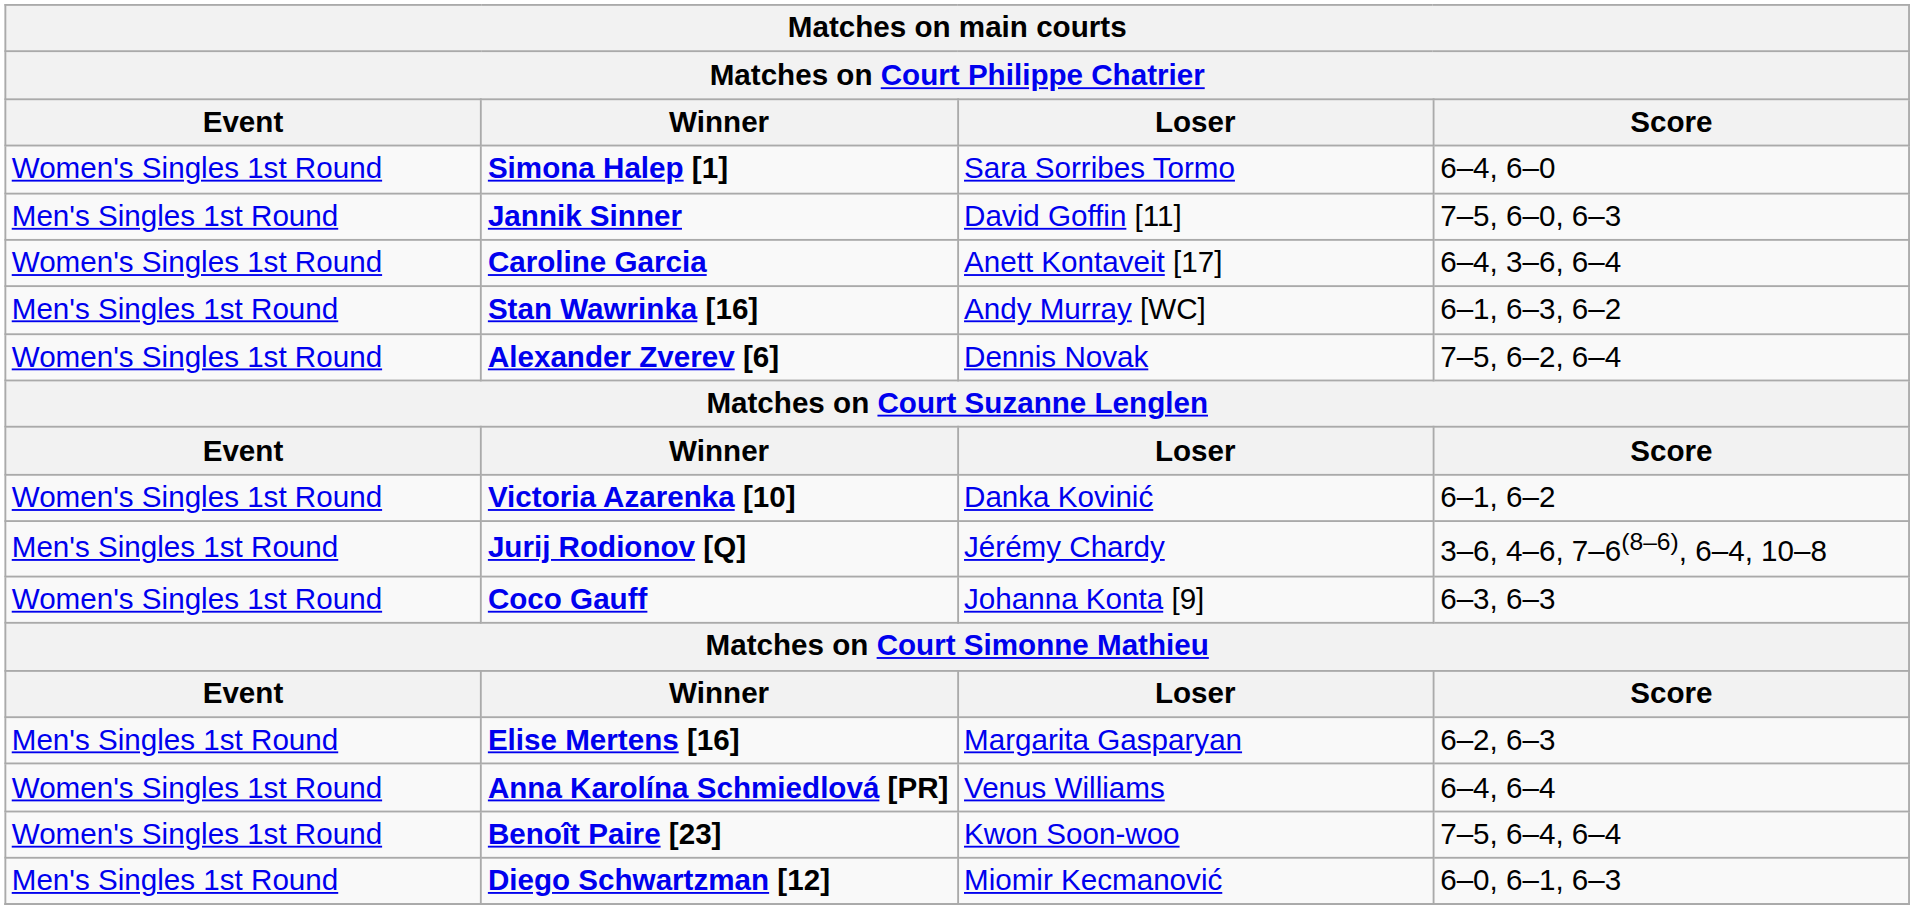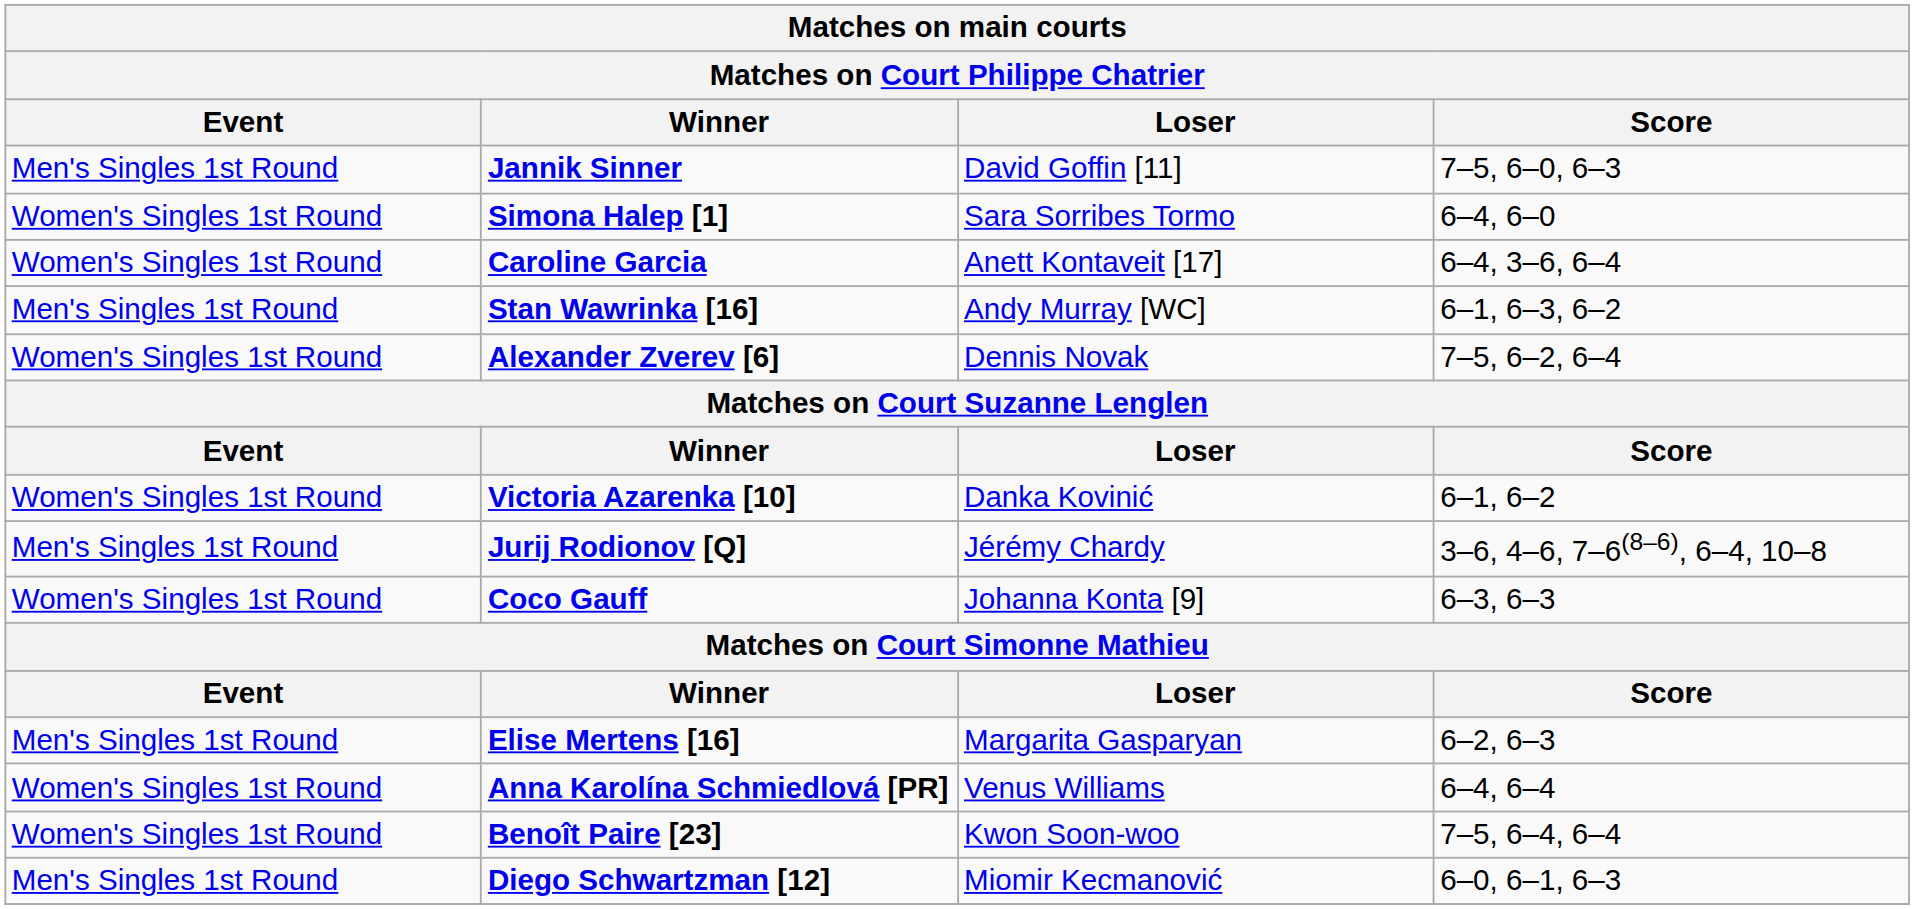rows swapped: (585, 215) <-> (608, 168)
